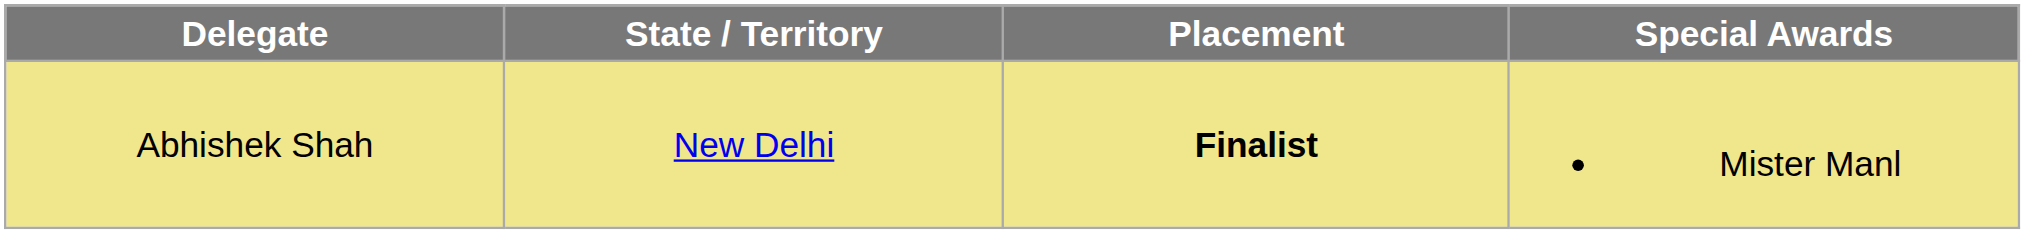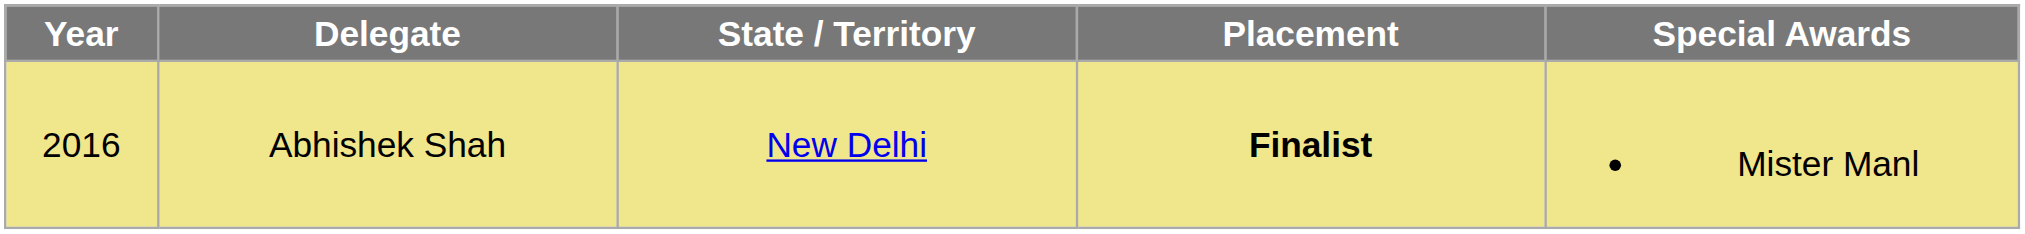+ column: (81, 33)
